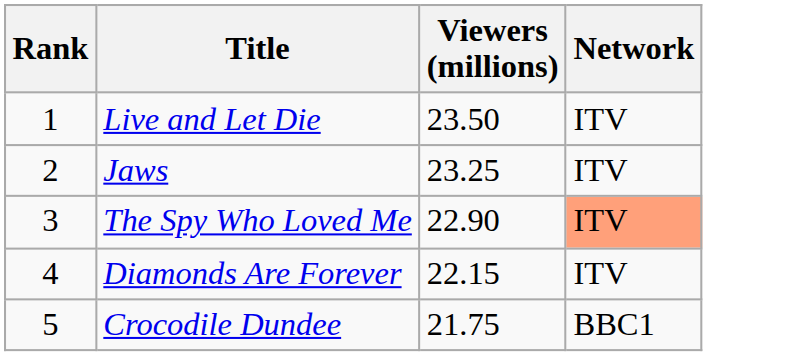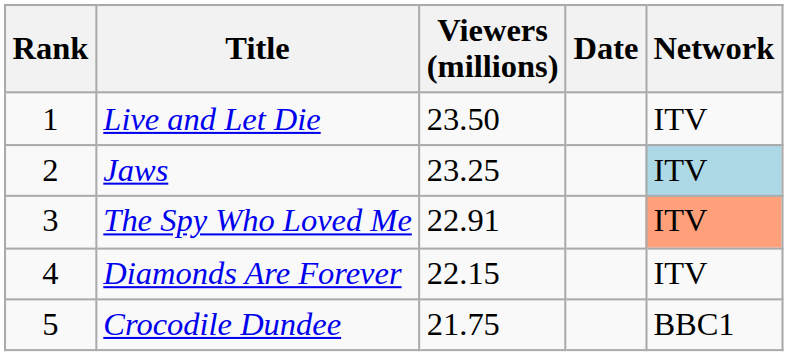+ column: (606, 48)
(601, 169) no background -> (680, 169) lightblue background
(463, 221) 22.90 -> (463, 221) 22.91
